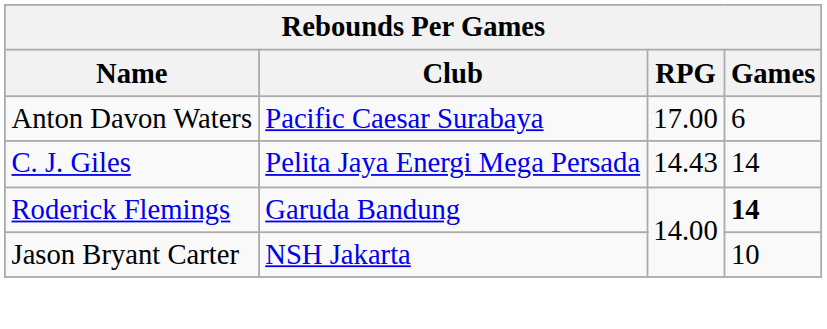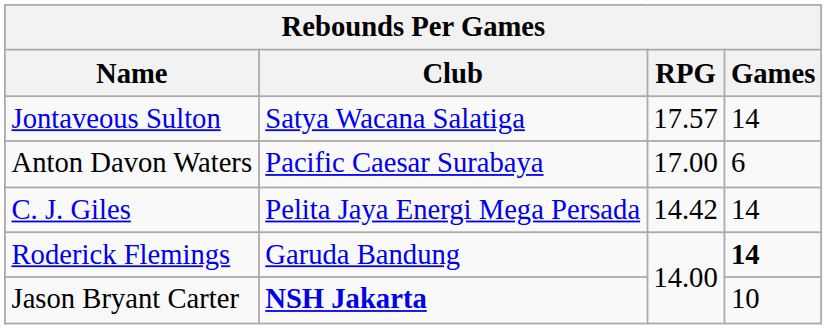+ row: (116, 118)
(686, 163) 14.43 -> (686, 208) 14.42
(338, 254) normal -> (346, 299) bold
